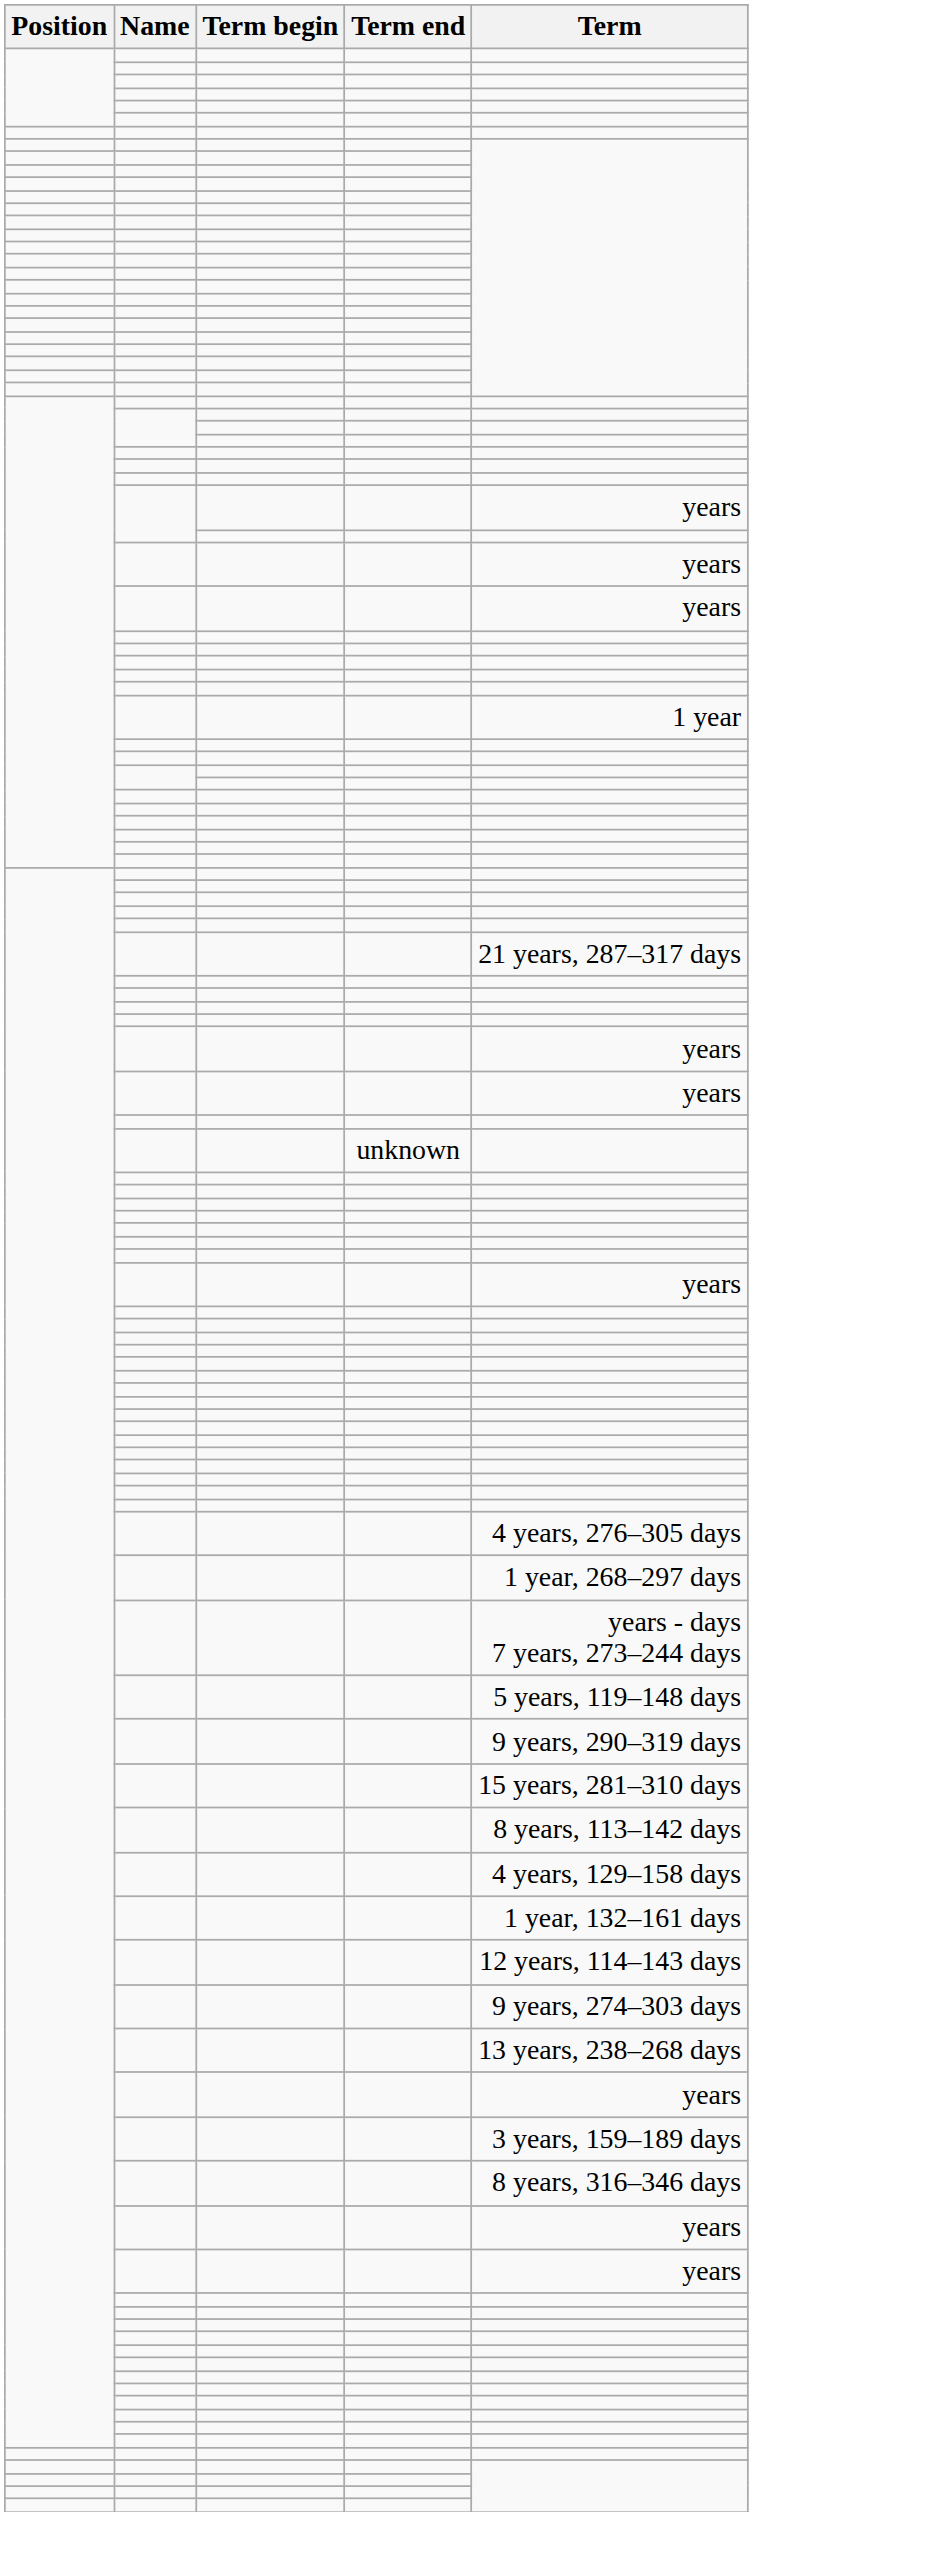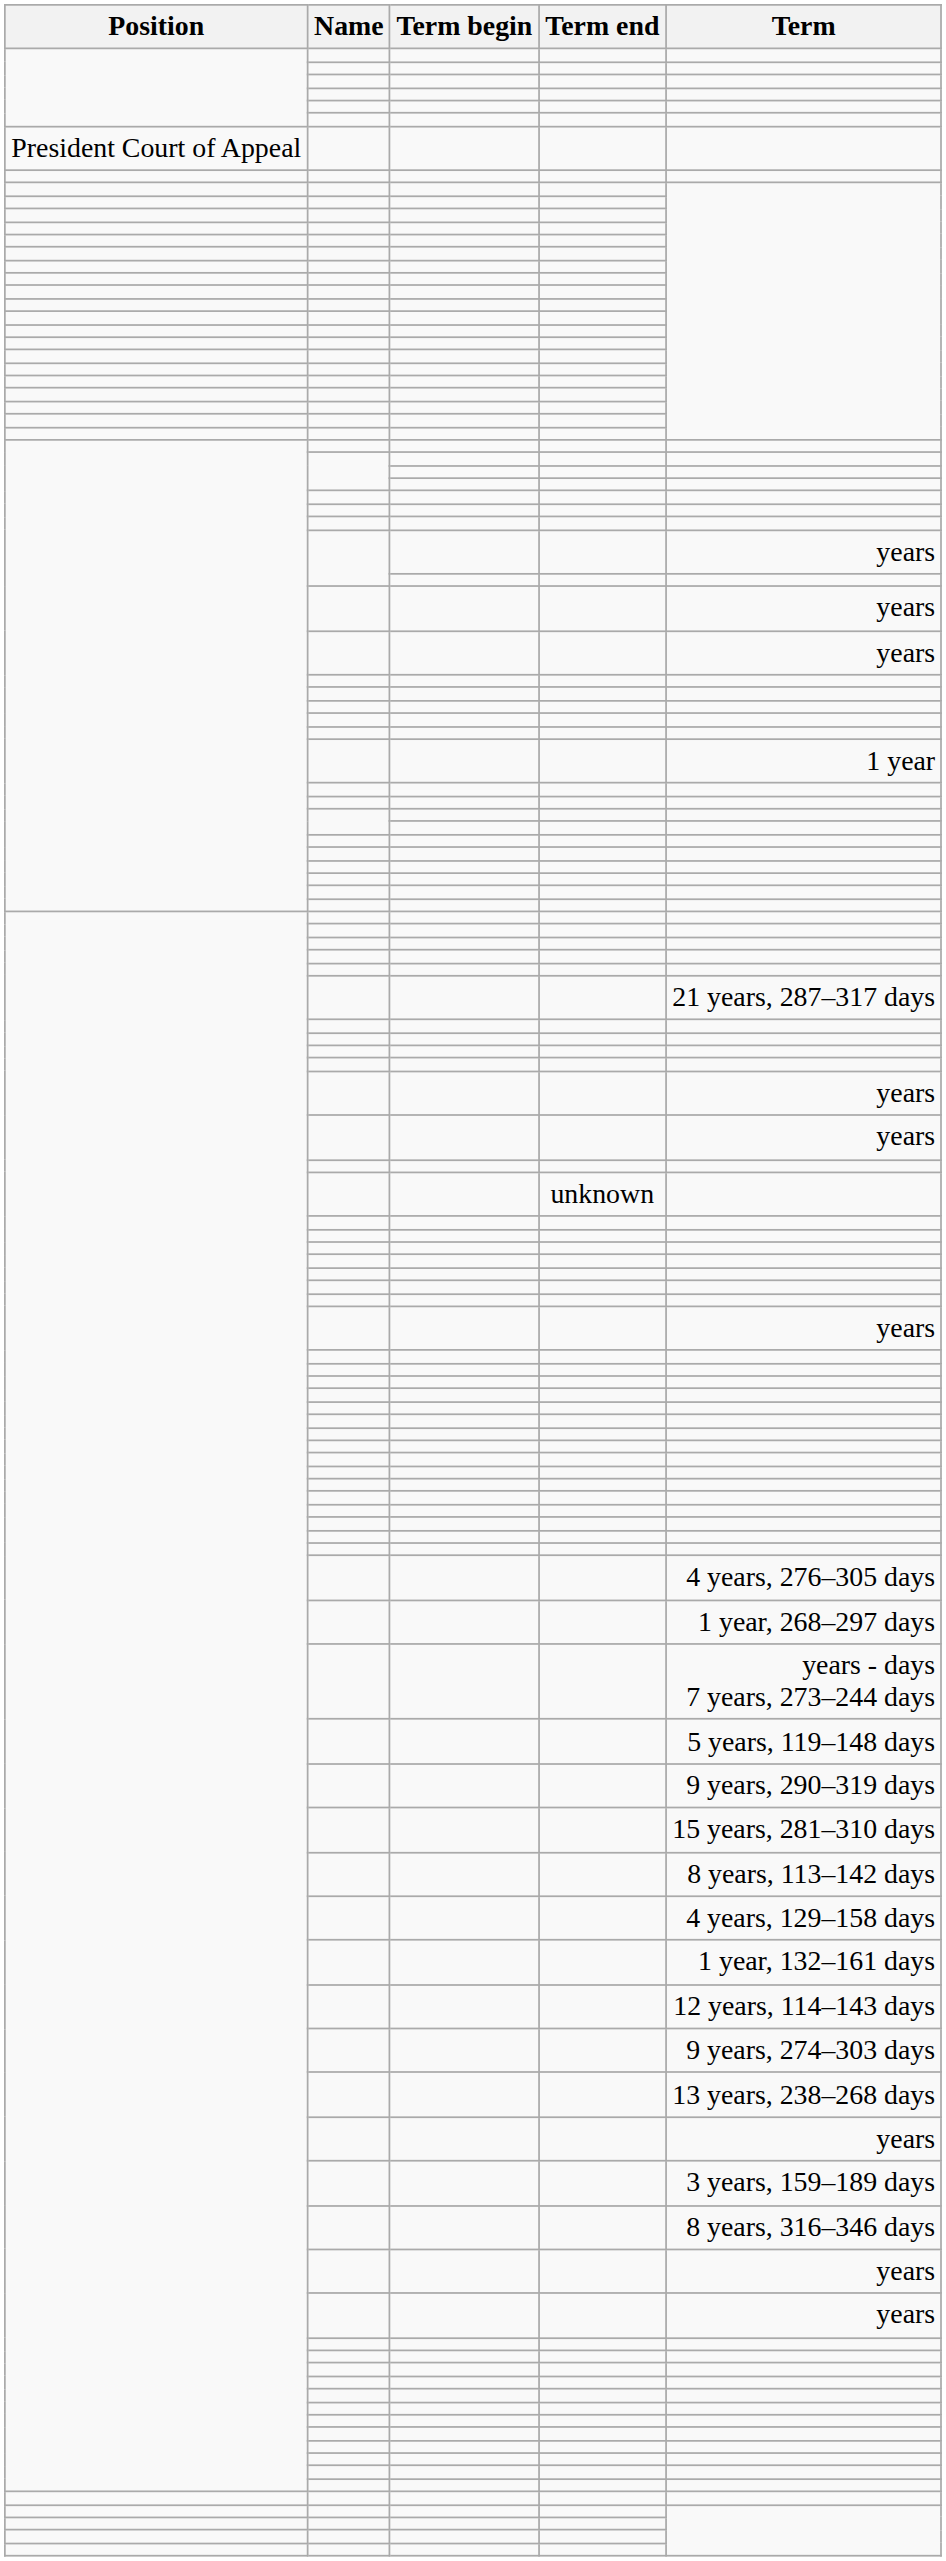+ row: (156, 147)
